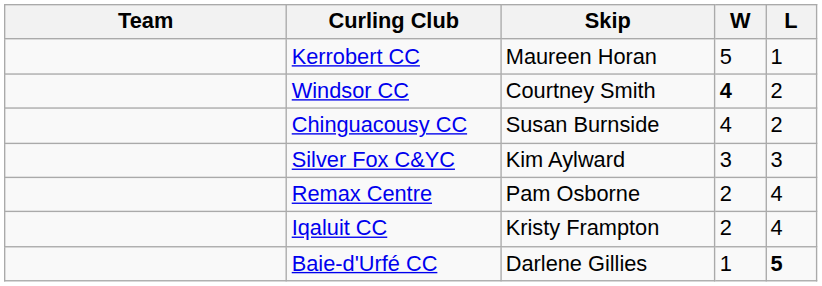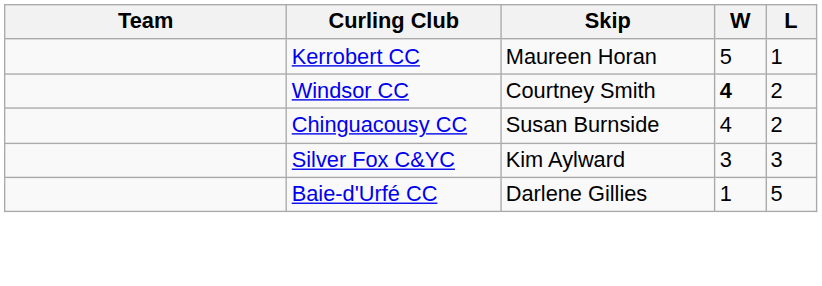- row: (362, 194)
- row: (339, 228)
(777, 263) bold -> (777, 194) normal
